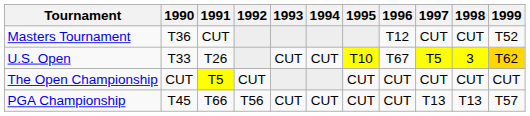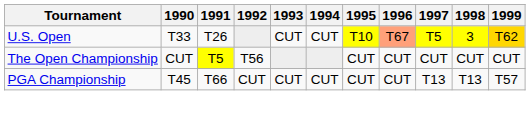- row: (69, 37)
(397, 58) no background -> (397, 37) lightsalmon background
(252, 80) CUT -> (252, 58) T56
(252, 101) T56 -> (252, 80) CUT
